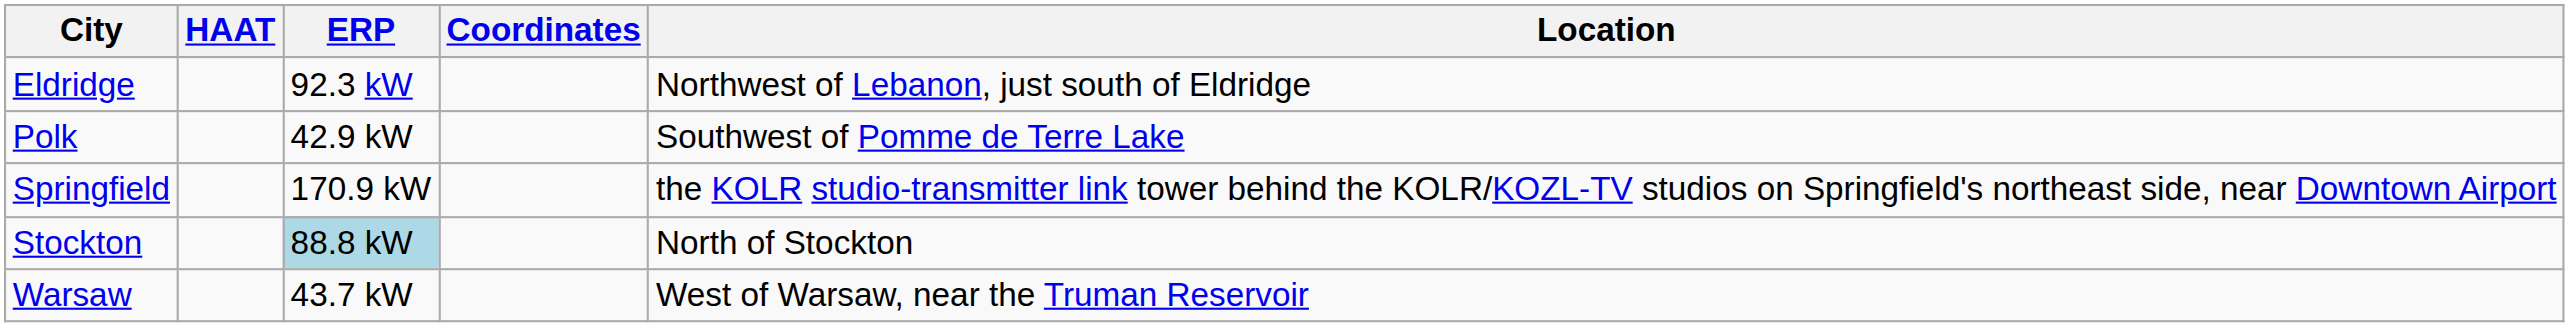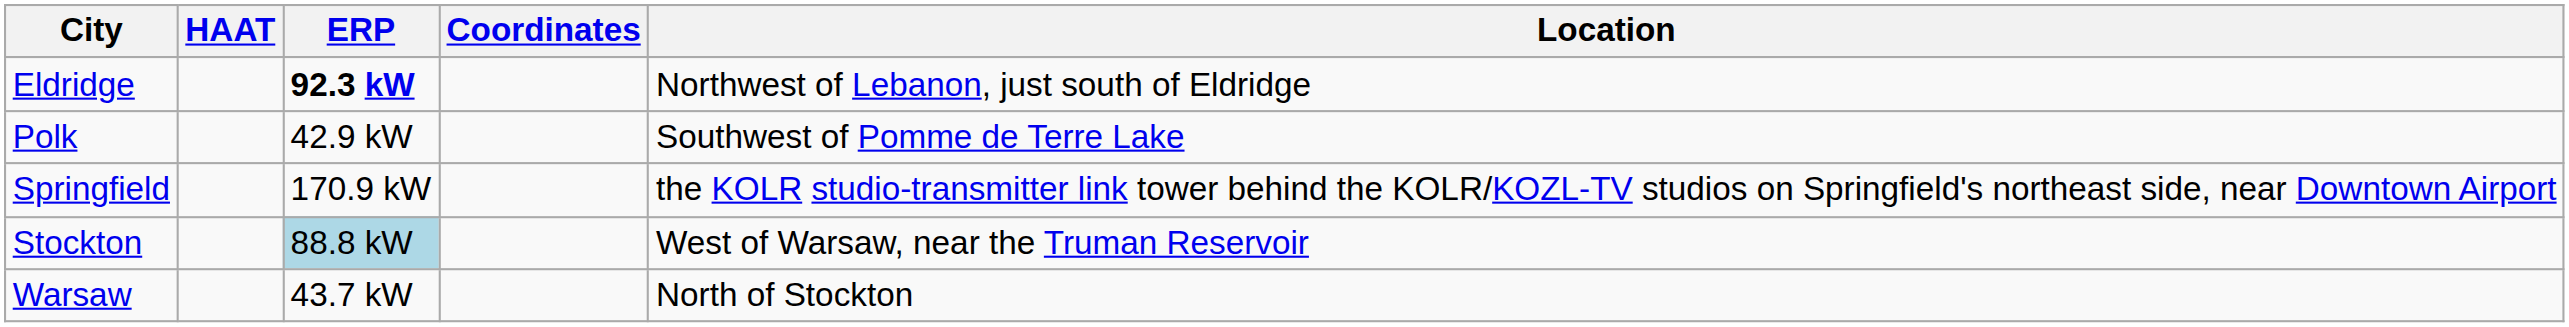(352, 83) normal -> (353, 83) bold
(785, 242) North of Stockton -> (982, 242) West of Warsaw, near the Truman Reservoir
(982, 294) West of Warsaw, near the Truman Reservoir -> (785, 294) North of Stockton
